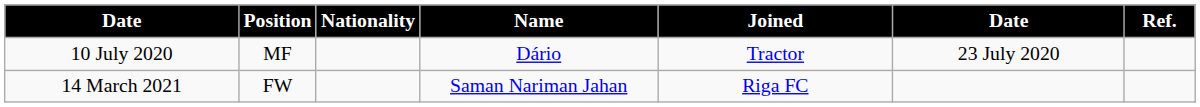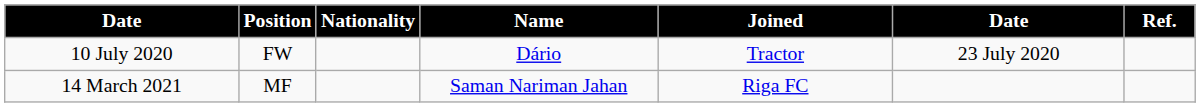(278, 53) MF -> (278, 53) FW
(278, 86) FW -> (278, 86) MF
